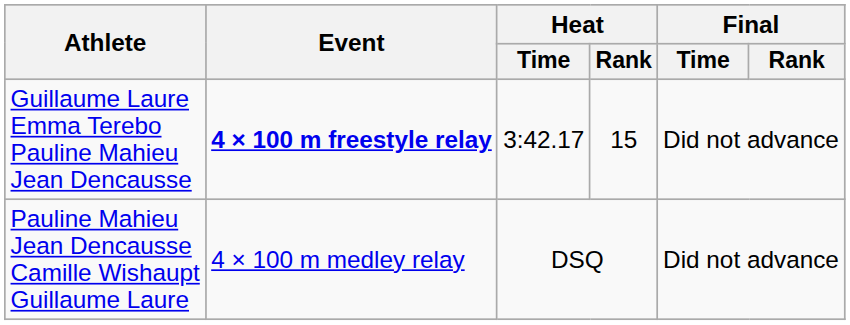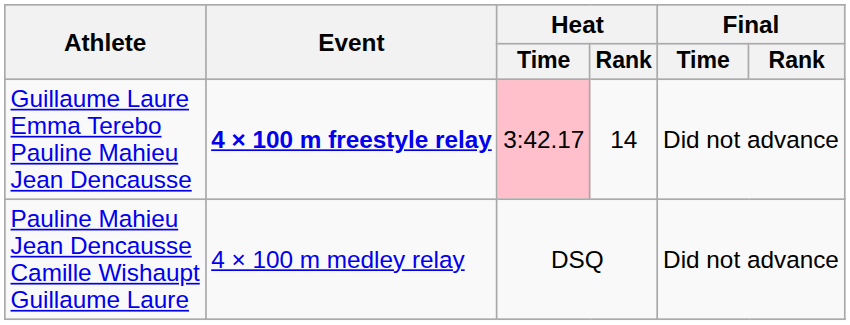(544, 140) no background -> (544, 140) pink background
(624, 140) 15 -> (624, 140) 14
